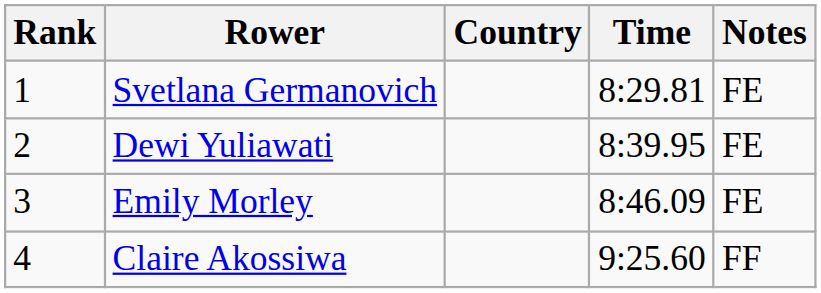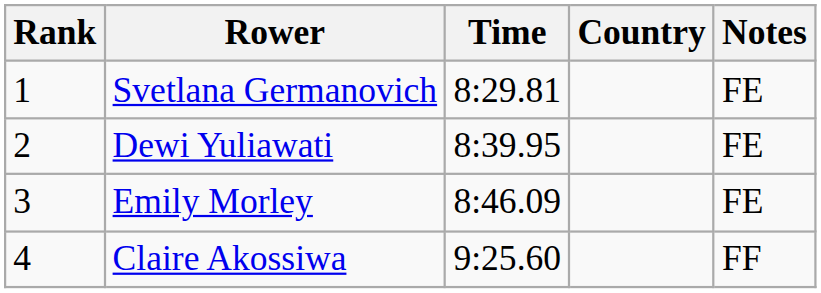columns swapped: (518, 32) <-> (652, 32)
